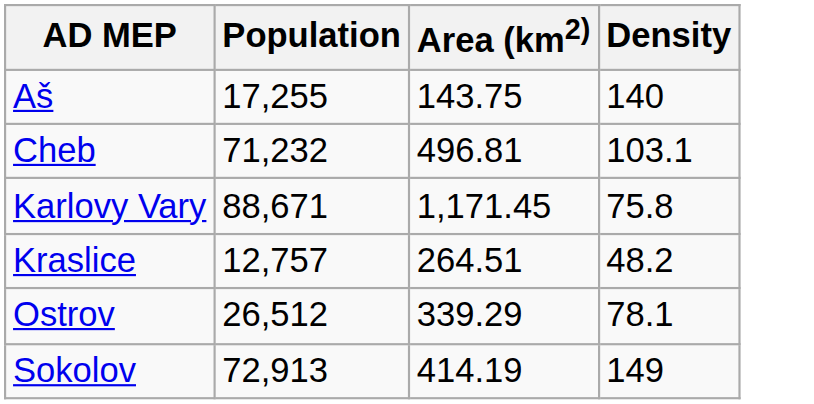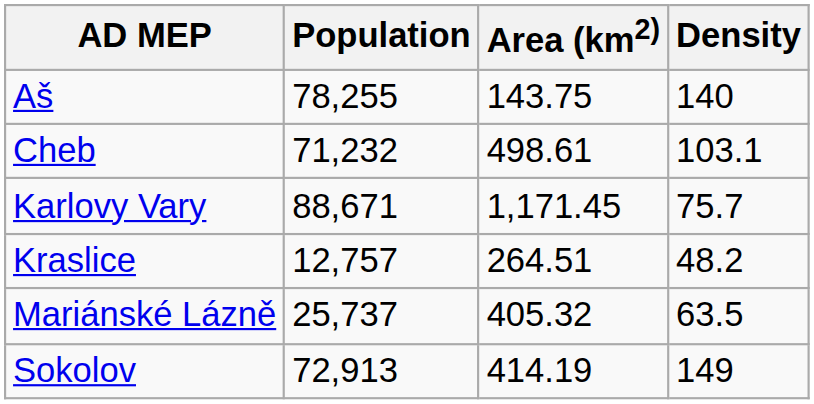(275, 96) 17,255 -> (345, 96) 78,255
(470, 150) 496.81 -> (539, 150) 498.61
(640, 205) 75.8 -> (710, 205) 75.7
+ row: (145, 315)
- row: (64, 315)
